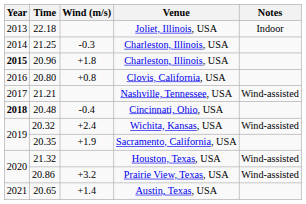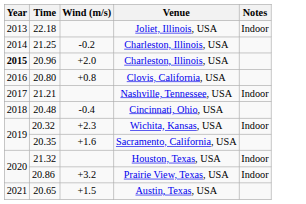(87, 45) -0.3 -> (87, 45) -0.2
(87, 61) +1.8 -> (87, 61) +2.0
(270, 93) Wind-assisted -> (255, 93) Indoor
(17, 110) bold -> (17, 110) normal
(87, 126) +2.4 -> (87, 126) +2.3
(270, 126) Wind-assisted -> (255, 126) Indoor
(87, 142) +1.9 -> (87, 142) +1.6
(270, 158) Wind-assisted -> (255, 158) Indoor
(270, 175) Wind-assisted -> (255, 175) Indoor
(87, 191) +1.4 -> (87, 191) +1.5
